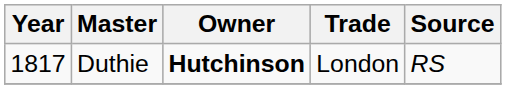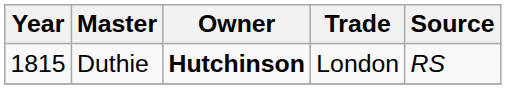(38, 63) 1817 -> (38, 63) 1815
